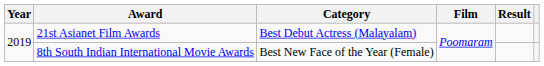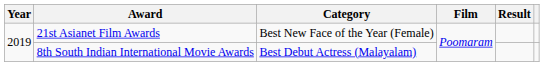(338, 33) Best Debut Actress (Malayalam) -> (347, 33) Best New Face of the Year (Female)
(347, 52) Best New Face of the Year (Female) -> (338, 52) Best Debut Actress (Malayalam)
